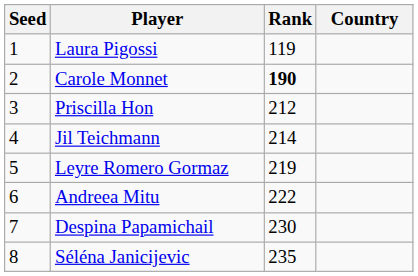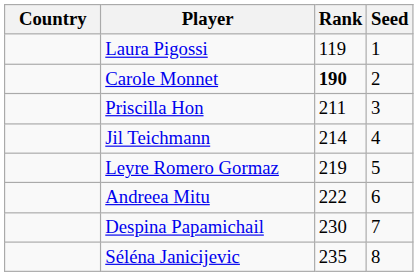columns swapped: (365, 19) <-> (28, 19)
(282, 108) 212 -> (332, 108) 211
